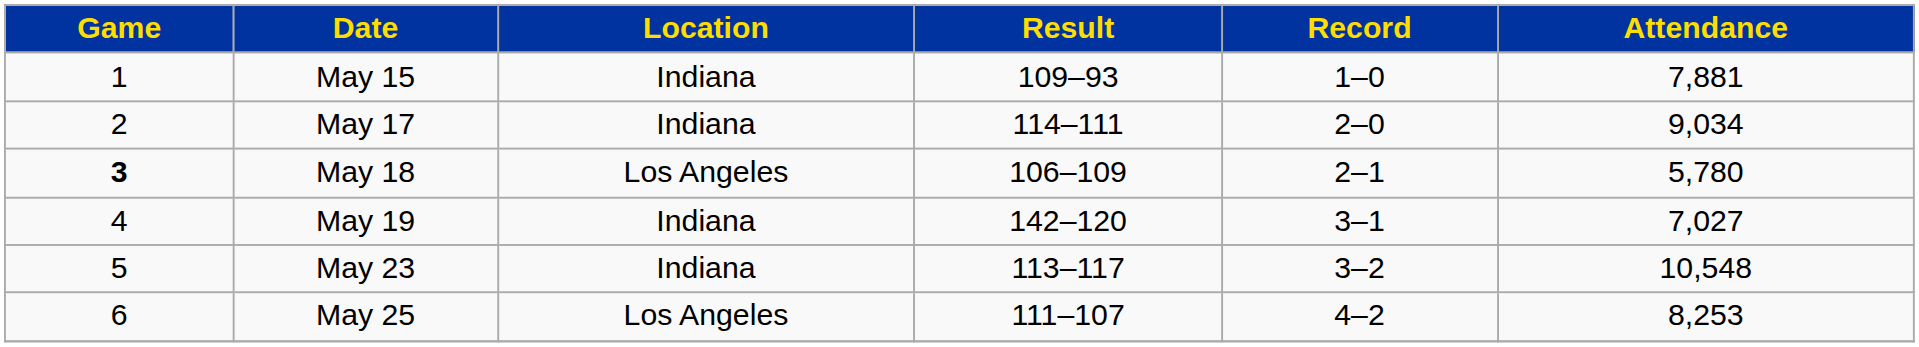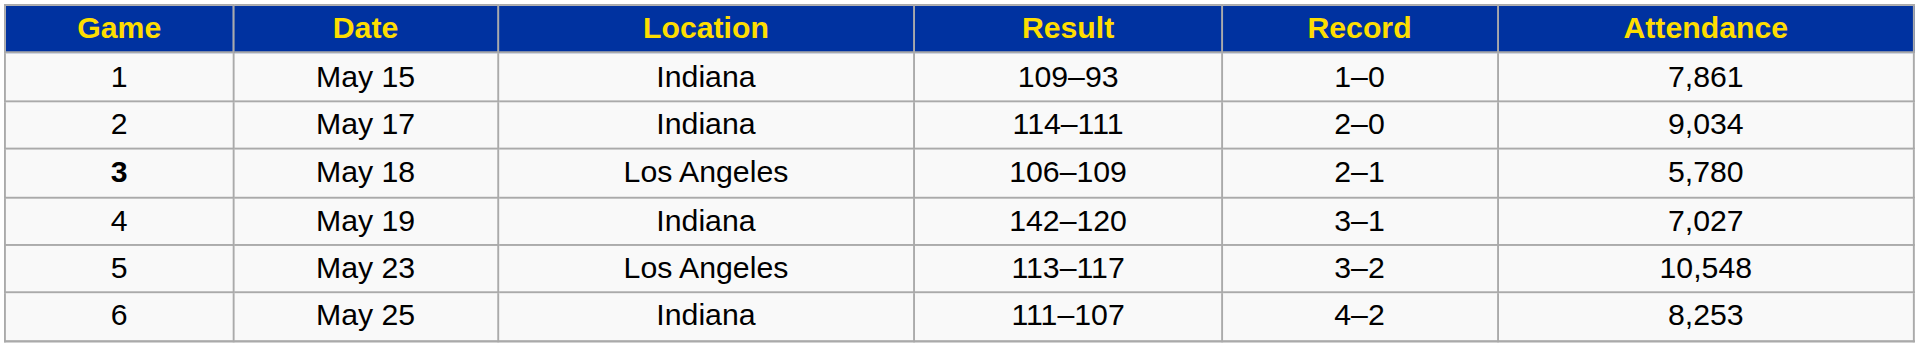(1706, 76) 7,881 -> (1706, 76) 7,861
(706, 268) Indiana -> (706, 268) Los Angeles
(706, 316) Los Angeles -> (706, 316) Indiana
